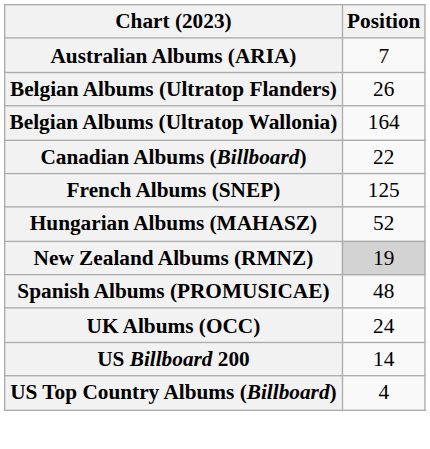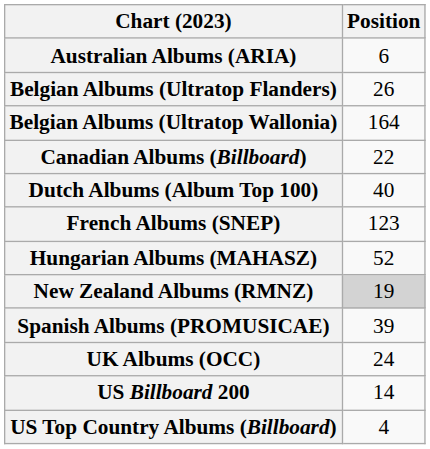(384, 55) 7 -> (384, 55) 6
+ row: (173, 190)
(384, 190) 125 -> (384, 223) 123
(384, 291) 48 -> (384, 325) 39
